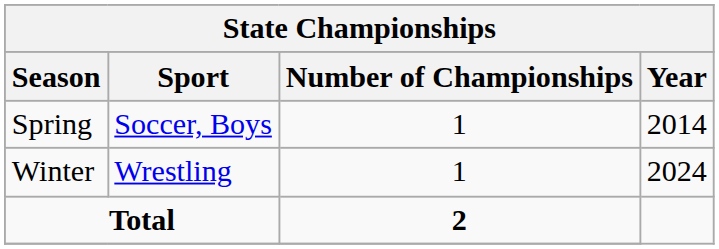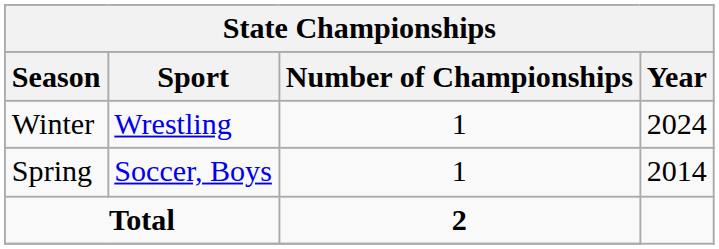rows swapped: (53, 171) <-> (52, 123)
